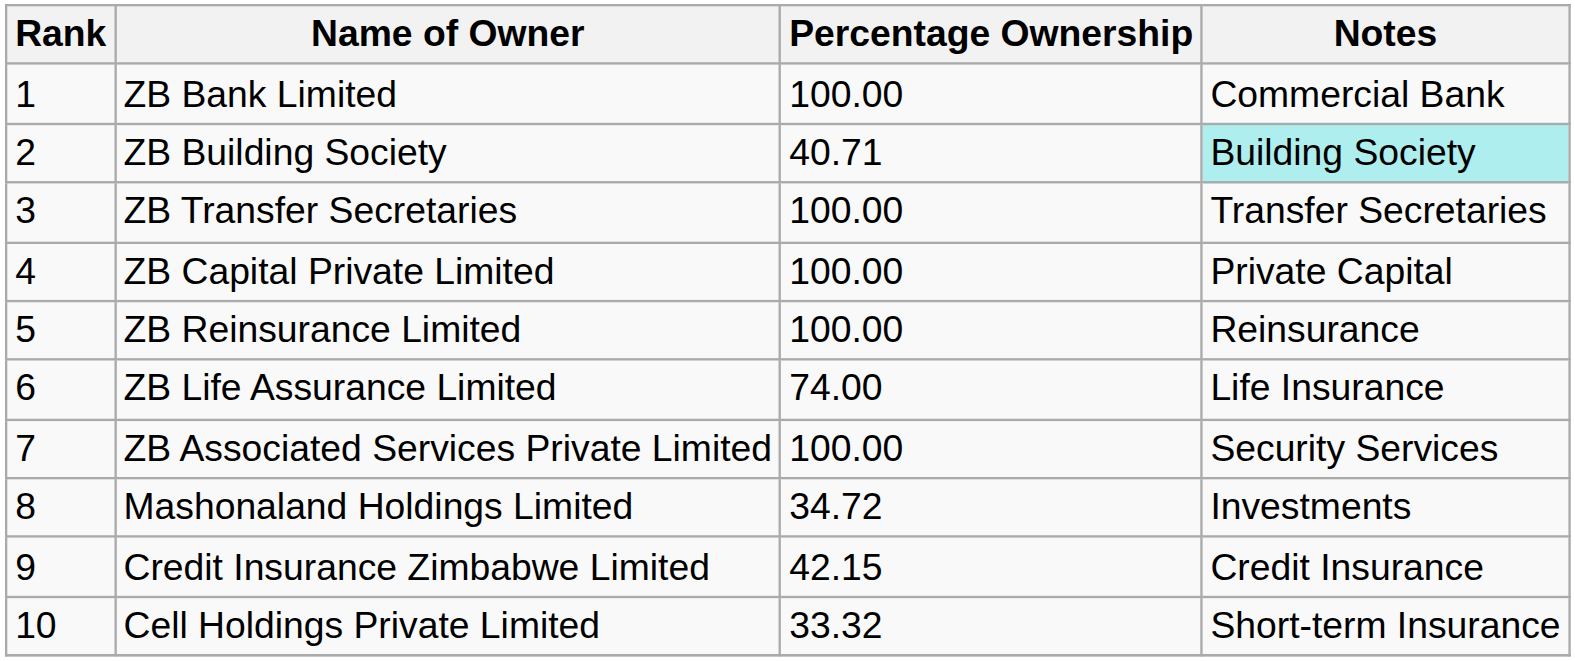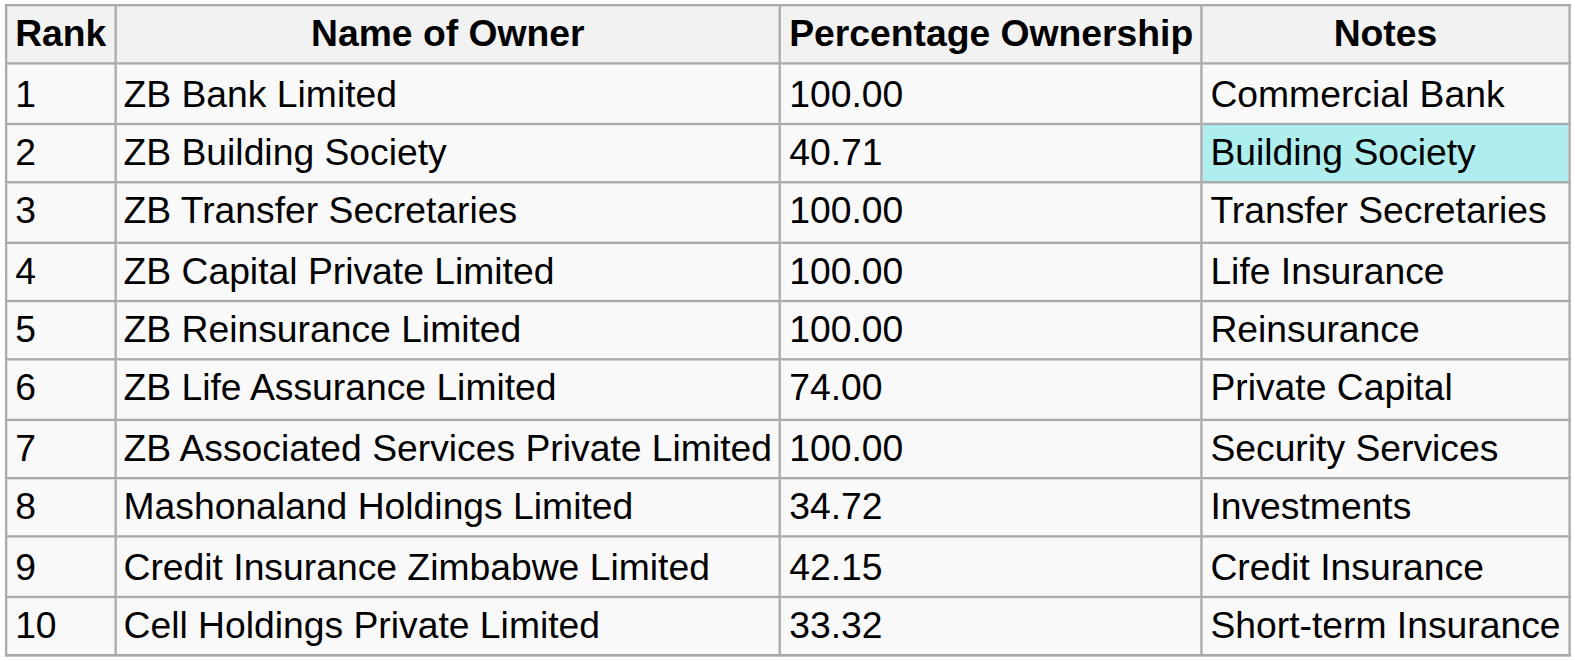(1332, 270) Private Capital -> (1327, 270) Life Insurance
(1327, 388) Life Insurance -> (1332, 388) Private Capital
